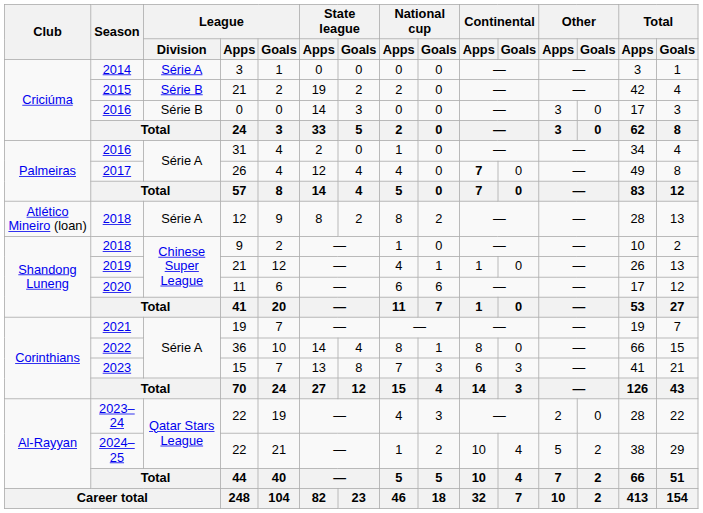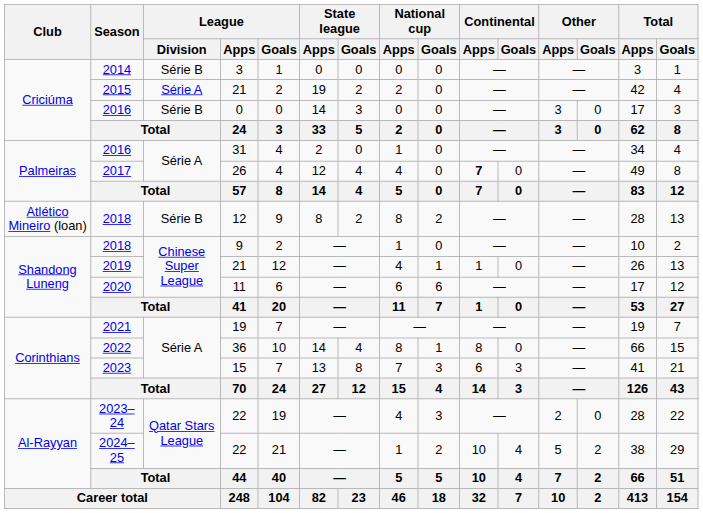(182, 69) Série A -> (182, 69) Série B
(182, 89) Série B -> (182, 89) Série A
(182, 218) Série A -> (182, 218) Série B
